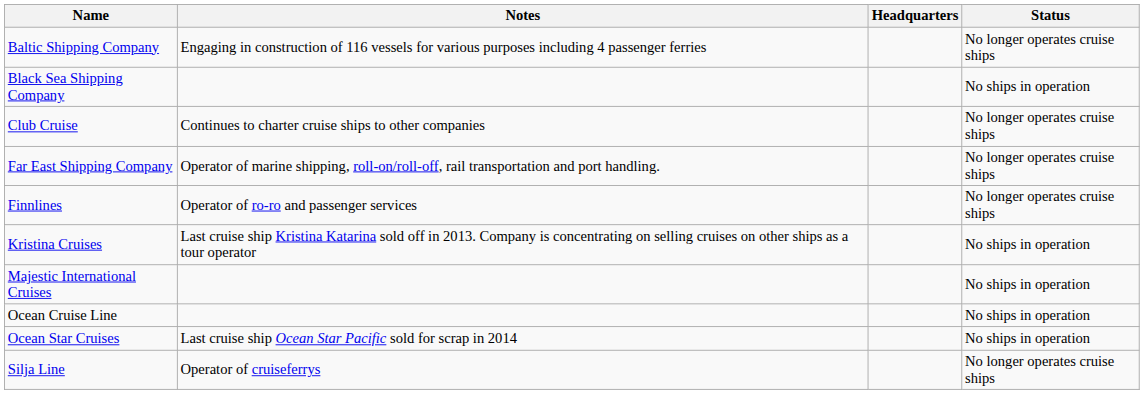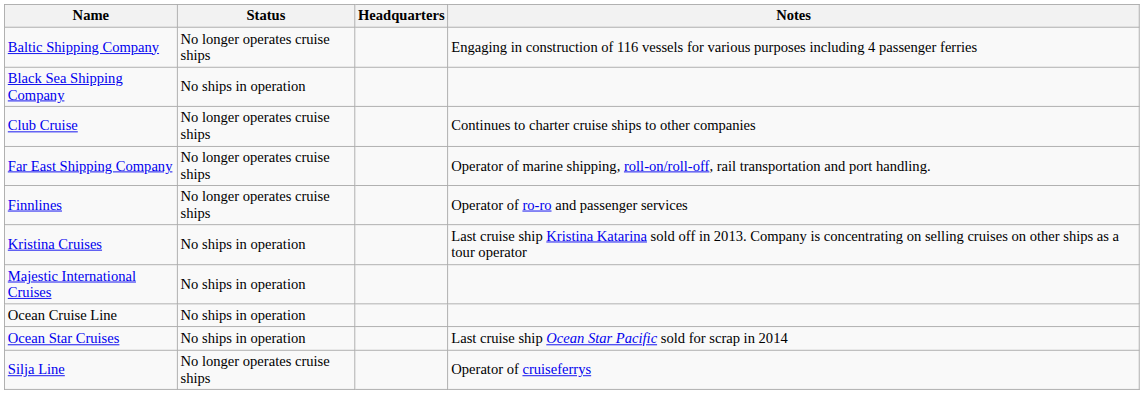columns swapped: (1050, 16) <-> (523, 16)
